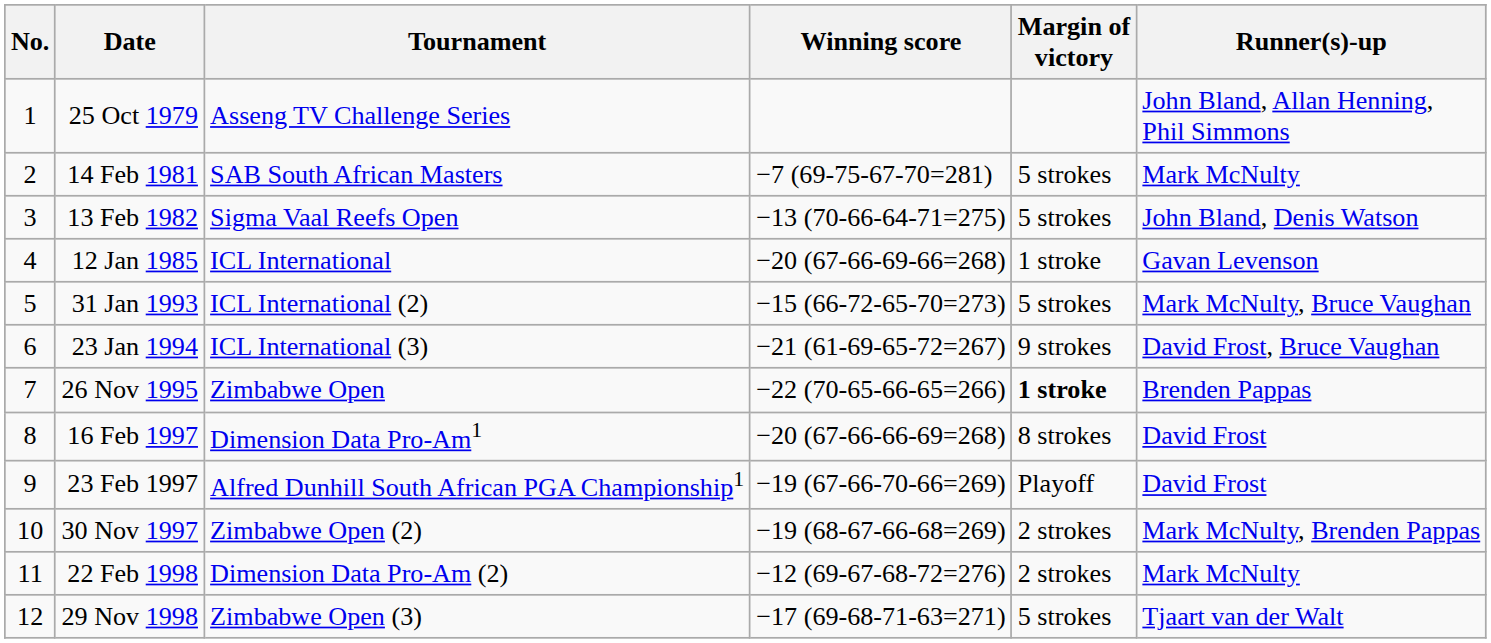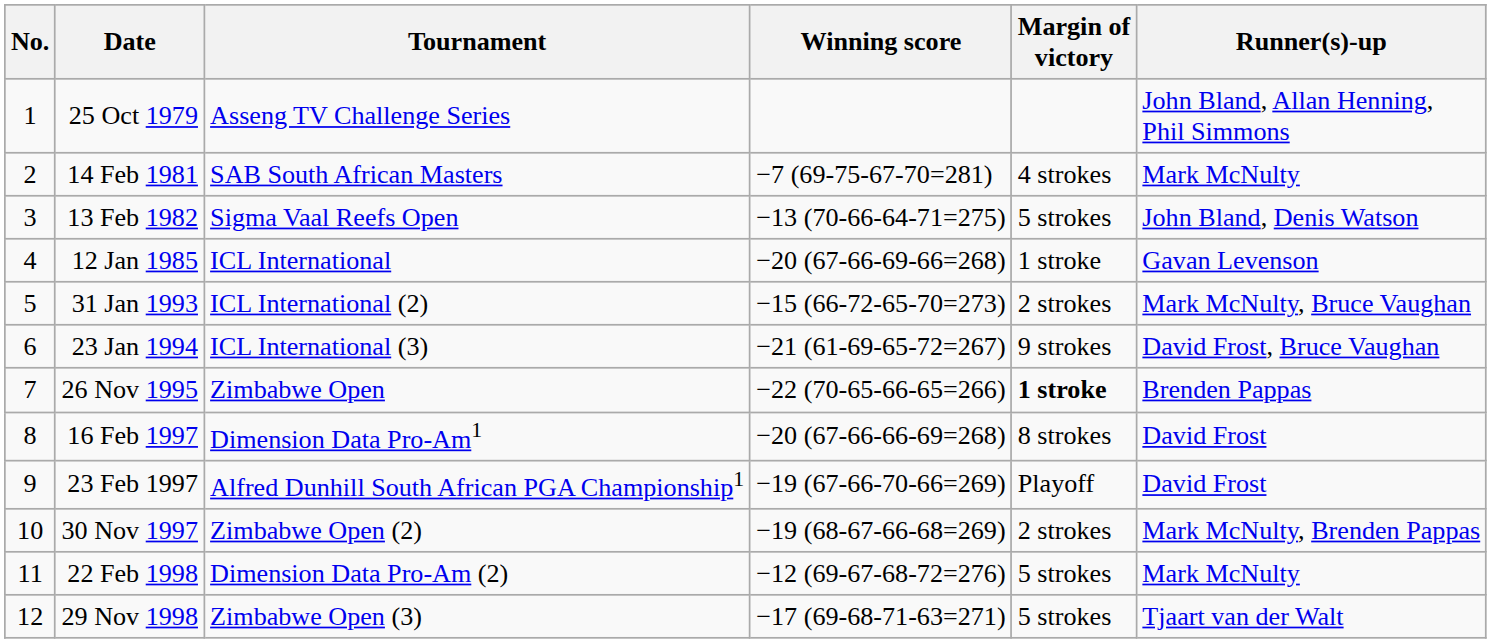(1065, 174) 5 strokes -> (1065, 174) 4 strokes
(1065, 303) 5 strokes -> (1065, 303) 2 strokes
(1065, 572) 2 strokes -> (1065, 572) 5 strokes
